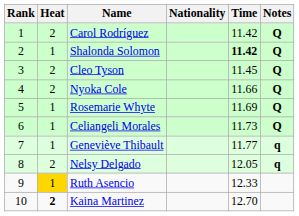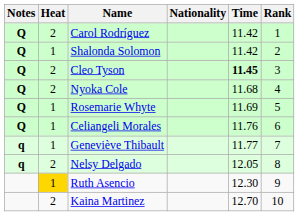columns swapped: (21, 13) <-> (277, 13)
(244, 51) bold -> (245, 51) normal
(244, 70) normal -> (245, 70) bold
(244, 88) 11.66 -> (245, 88) 11.68
(244, 126) 11.73 -> (245, 126) 11.76
(244, 182) 12.33 -> (245, 182) 12.30
(52, 201) bold -> (53, 201) normal
